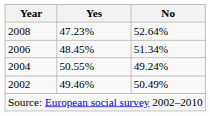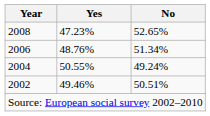(151, 31) 52.64% -> (151, 31) 52.65%
(77, 49) 48.45% -> (77, 49) 48.76%
(151, 84) 50.49% -> (151, 84) 50.51%
